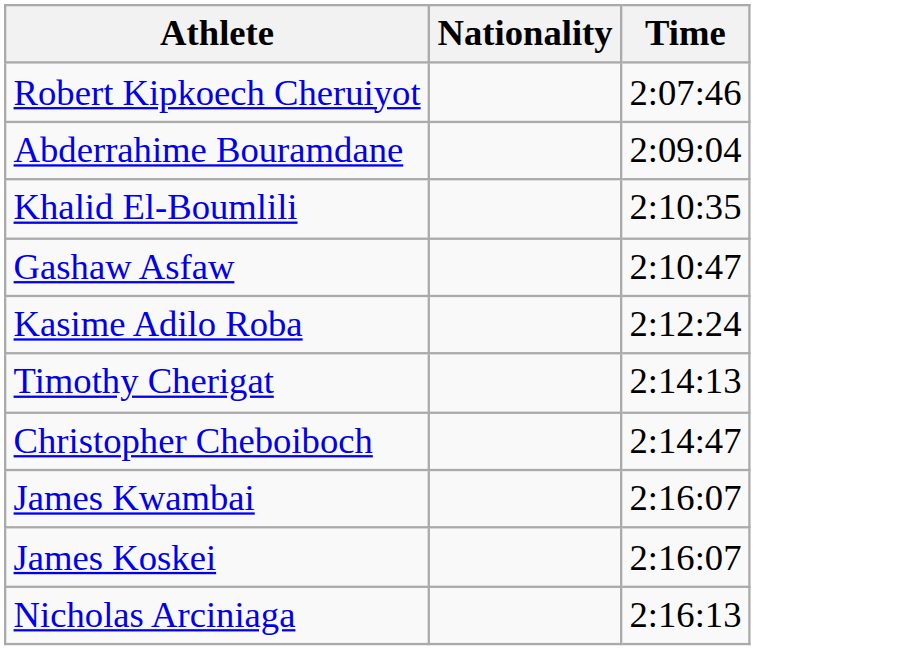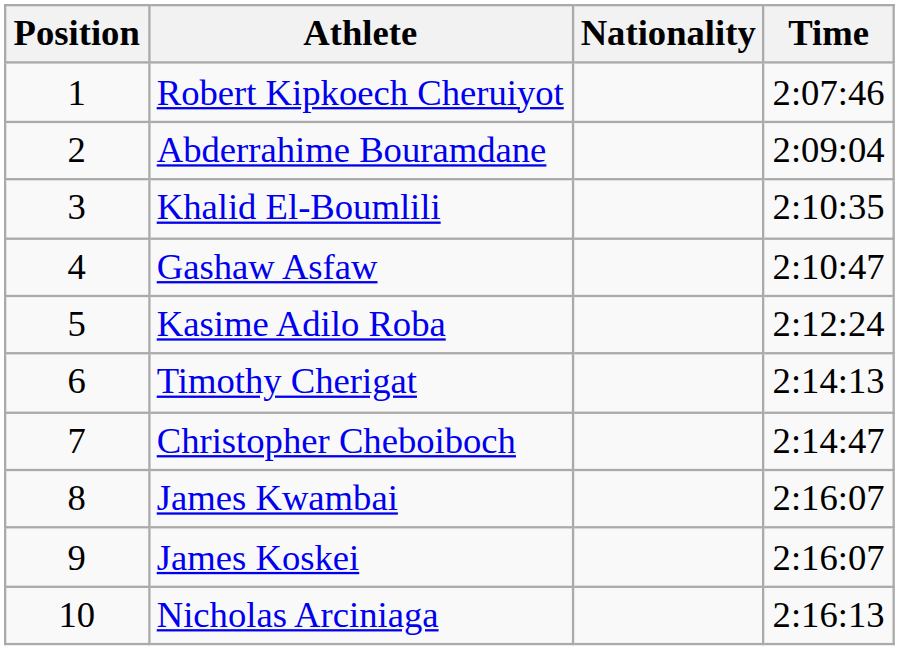+ column: (77, 33)
